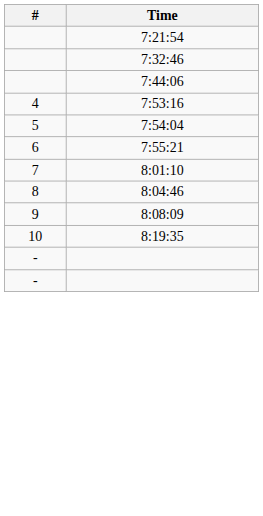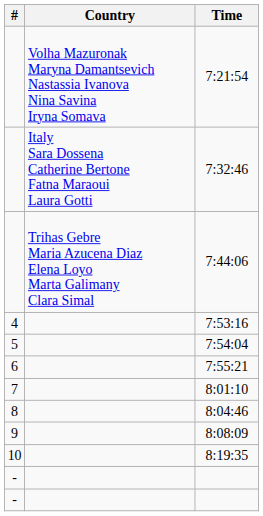+ column: (110, 15)
